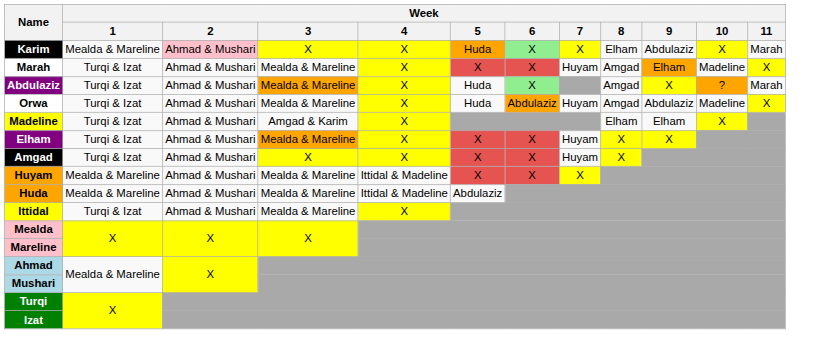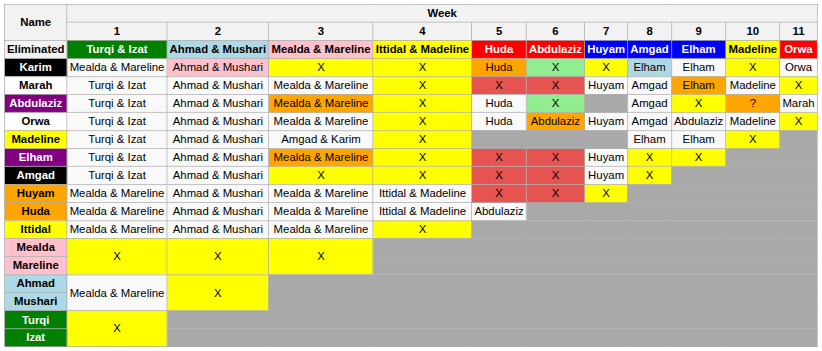+ row: (36, 49)
(621, 49) no background -> (650, 67) lightblue background
(669, 49) Abdulaziz -> (699, 67) Elham
(766, 49) Marah -> (798, 67) Orwa
(113, 211) Turqi & Izat -> (117, 229) Mealda & Mareline
